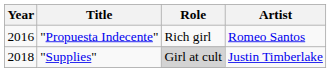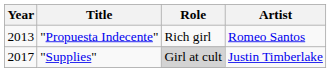(21, 36) 2016 -> (21, 36) 2013
(21, 57) 2018 -> (21, 57) 2017
